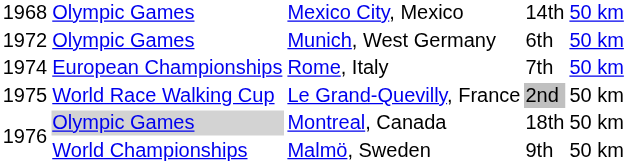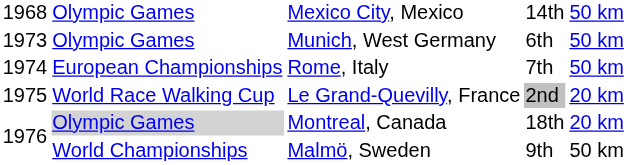(25, 40) 1972 -> (25, 40) 1973
(597, 95) 50 km -> (597, 95) 20 km
(597, 122) 50 km -> (597, 122) 20 km
